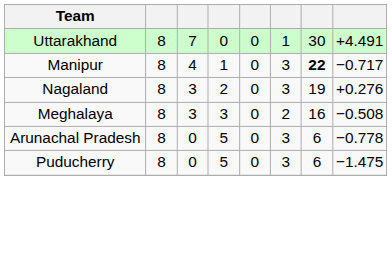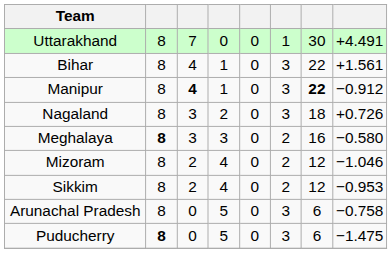+ row: (75, 65)
(193, 65) normal -> (193, 89) bold
(360, 65) −0.717 -> (360, 89) −0.912
(317, 89) 19 -> (317, 114) 18
(360, 89) +0.276 -> (360, 114) +0.726
(161, 114) normal -> (161, 138) bold
(360, 114) −0.508 -> (360, 138) −0.580
+ row: (75, 162)
+ row: (75, 187)
(360, 138) −0.778 -> (360, 211) −0.758
(161, 162) normal -> (161, 235) bold
